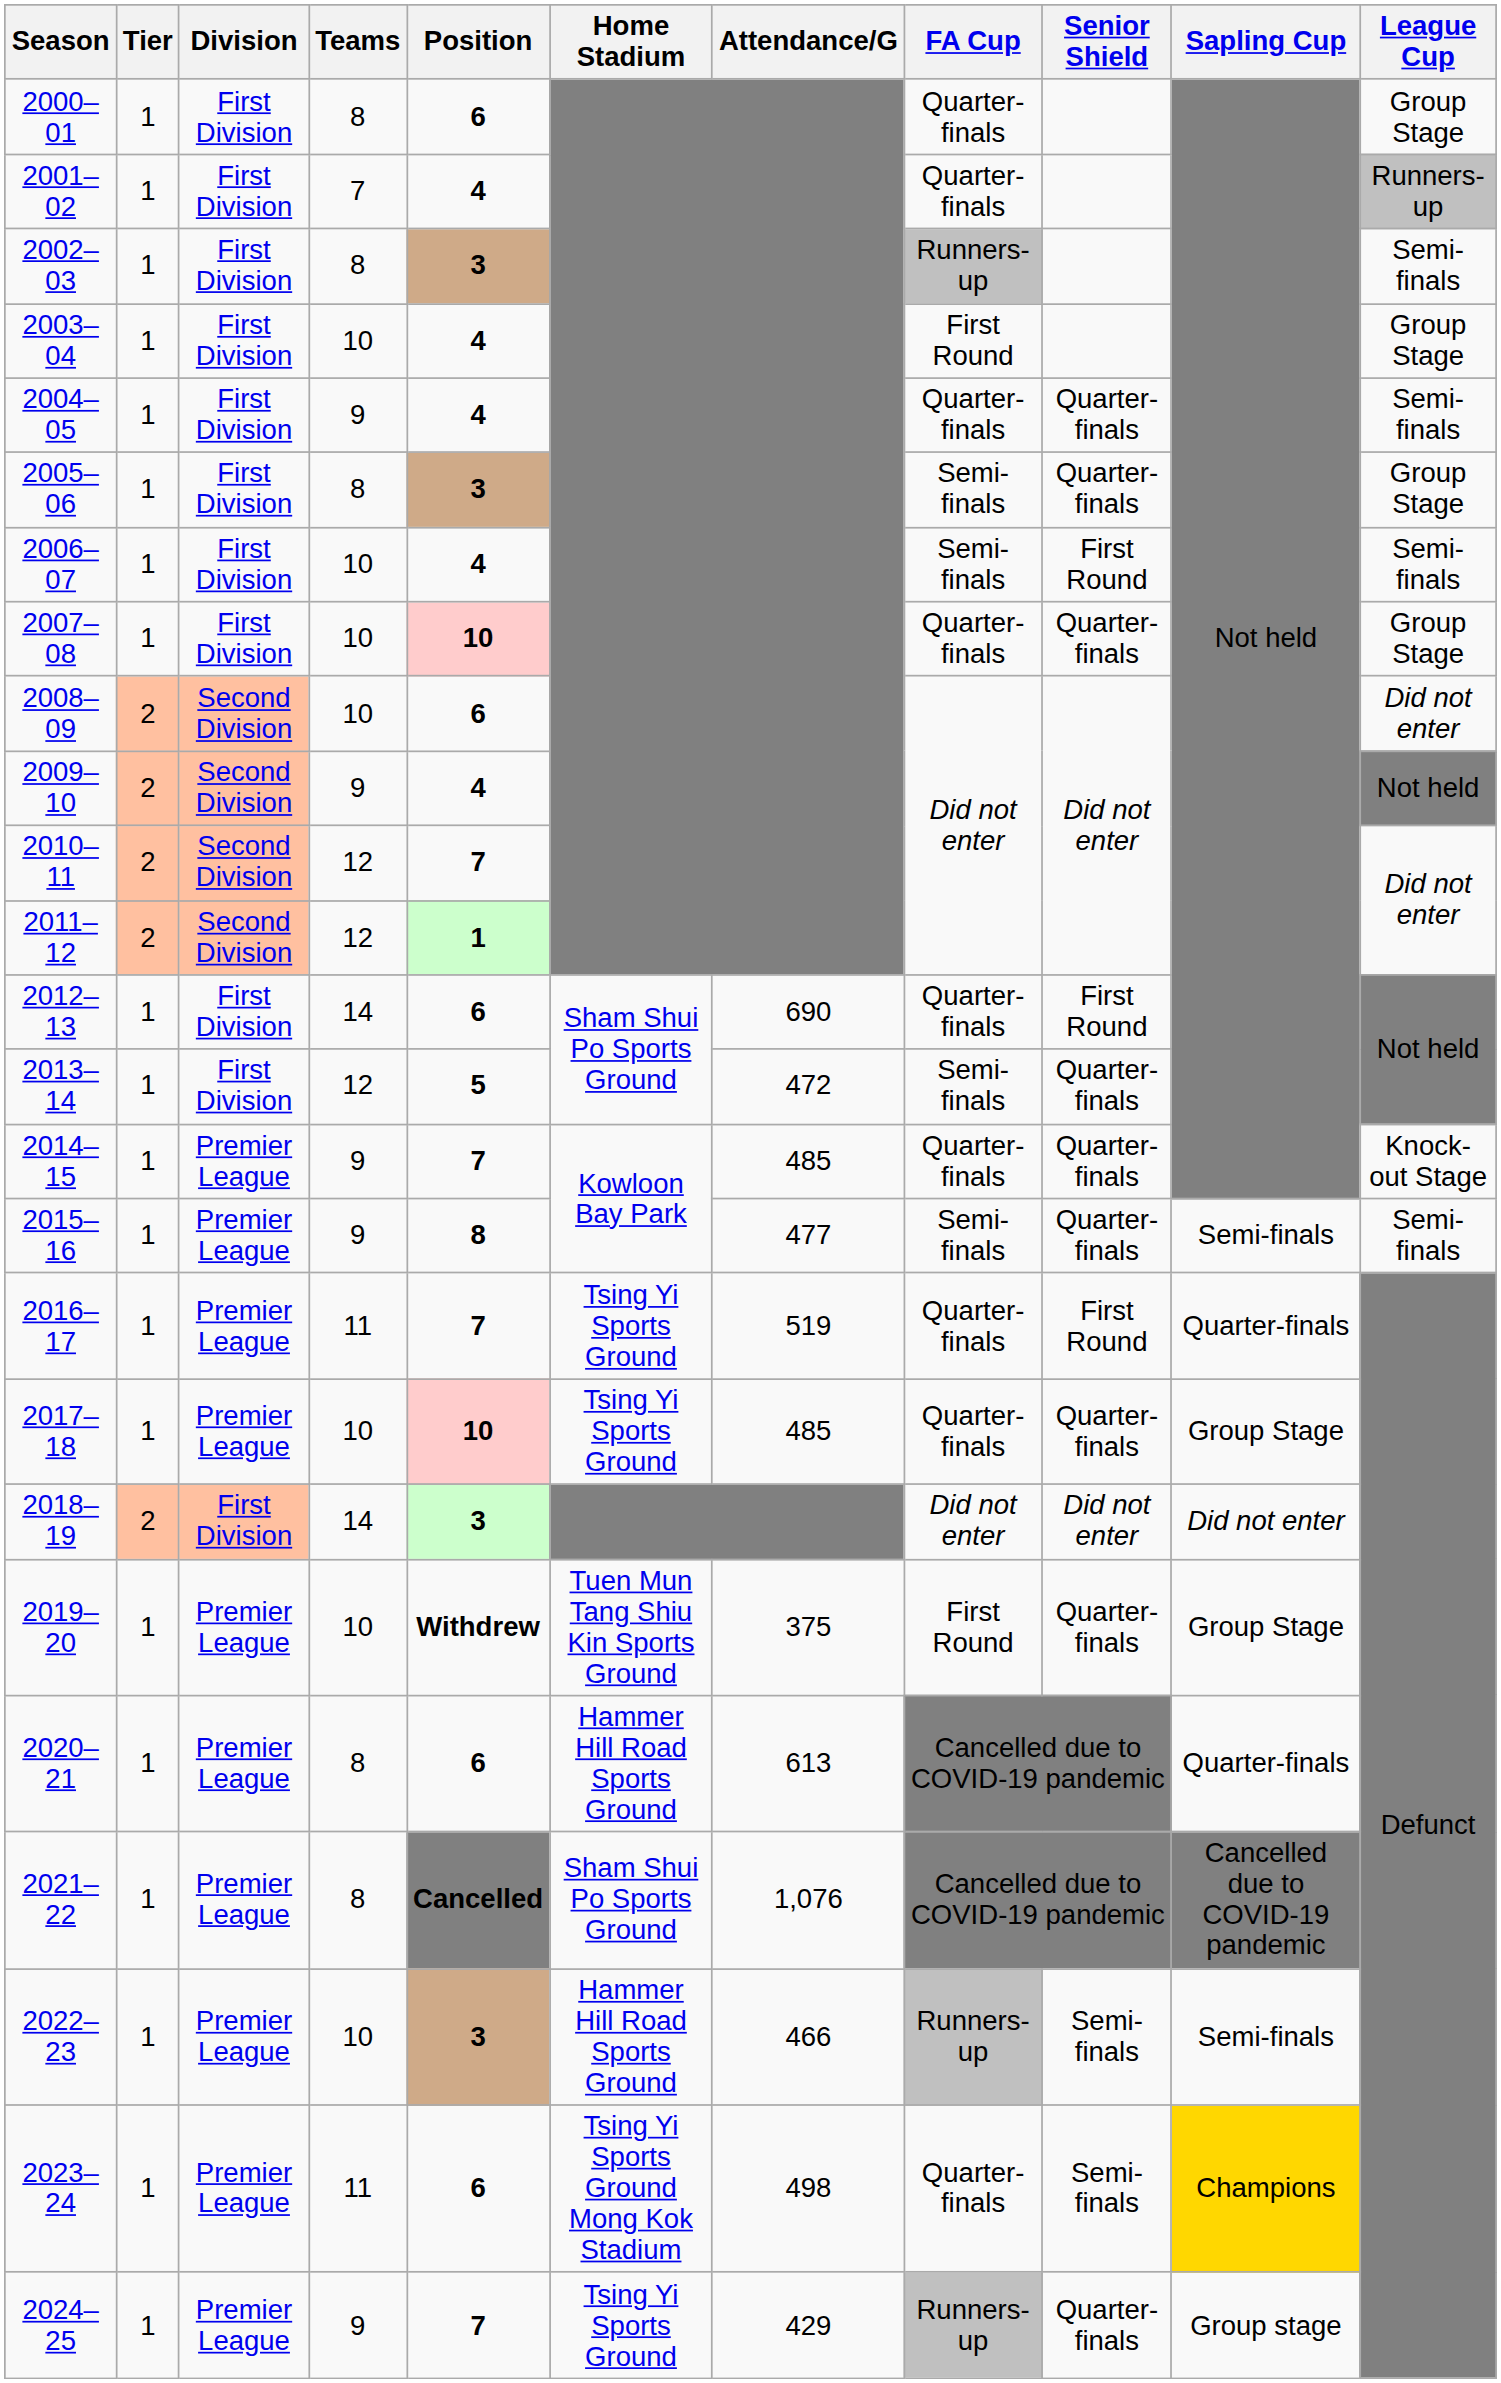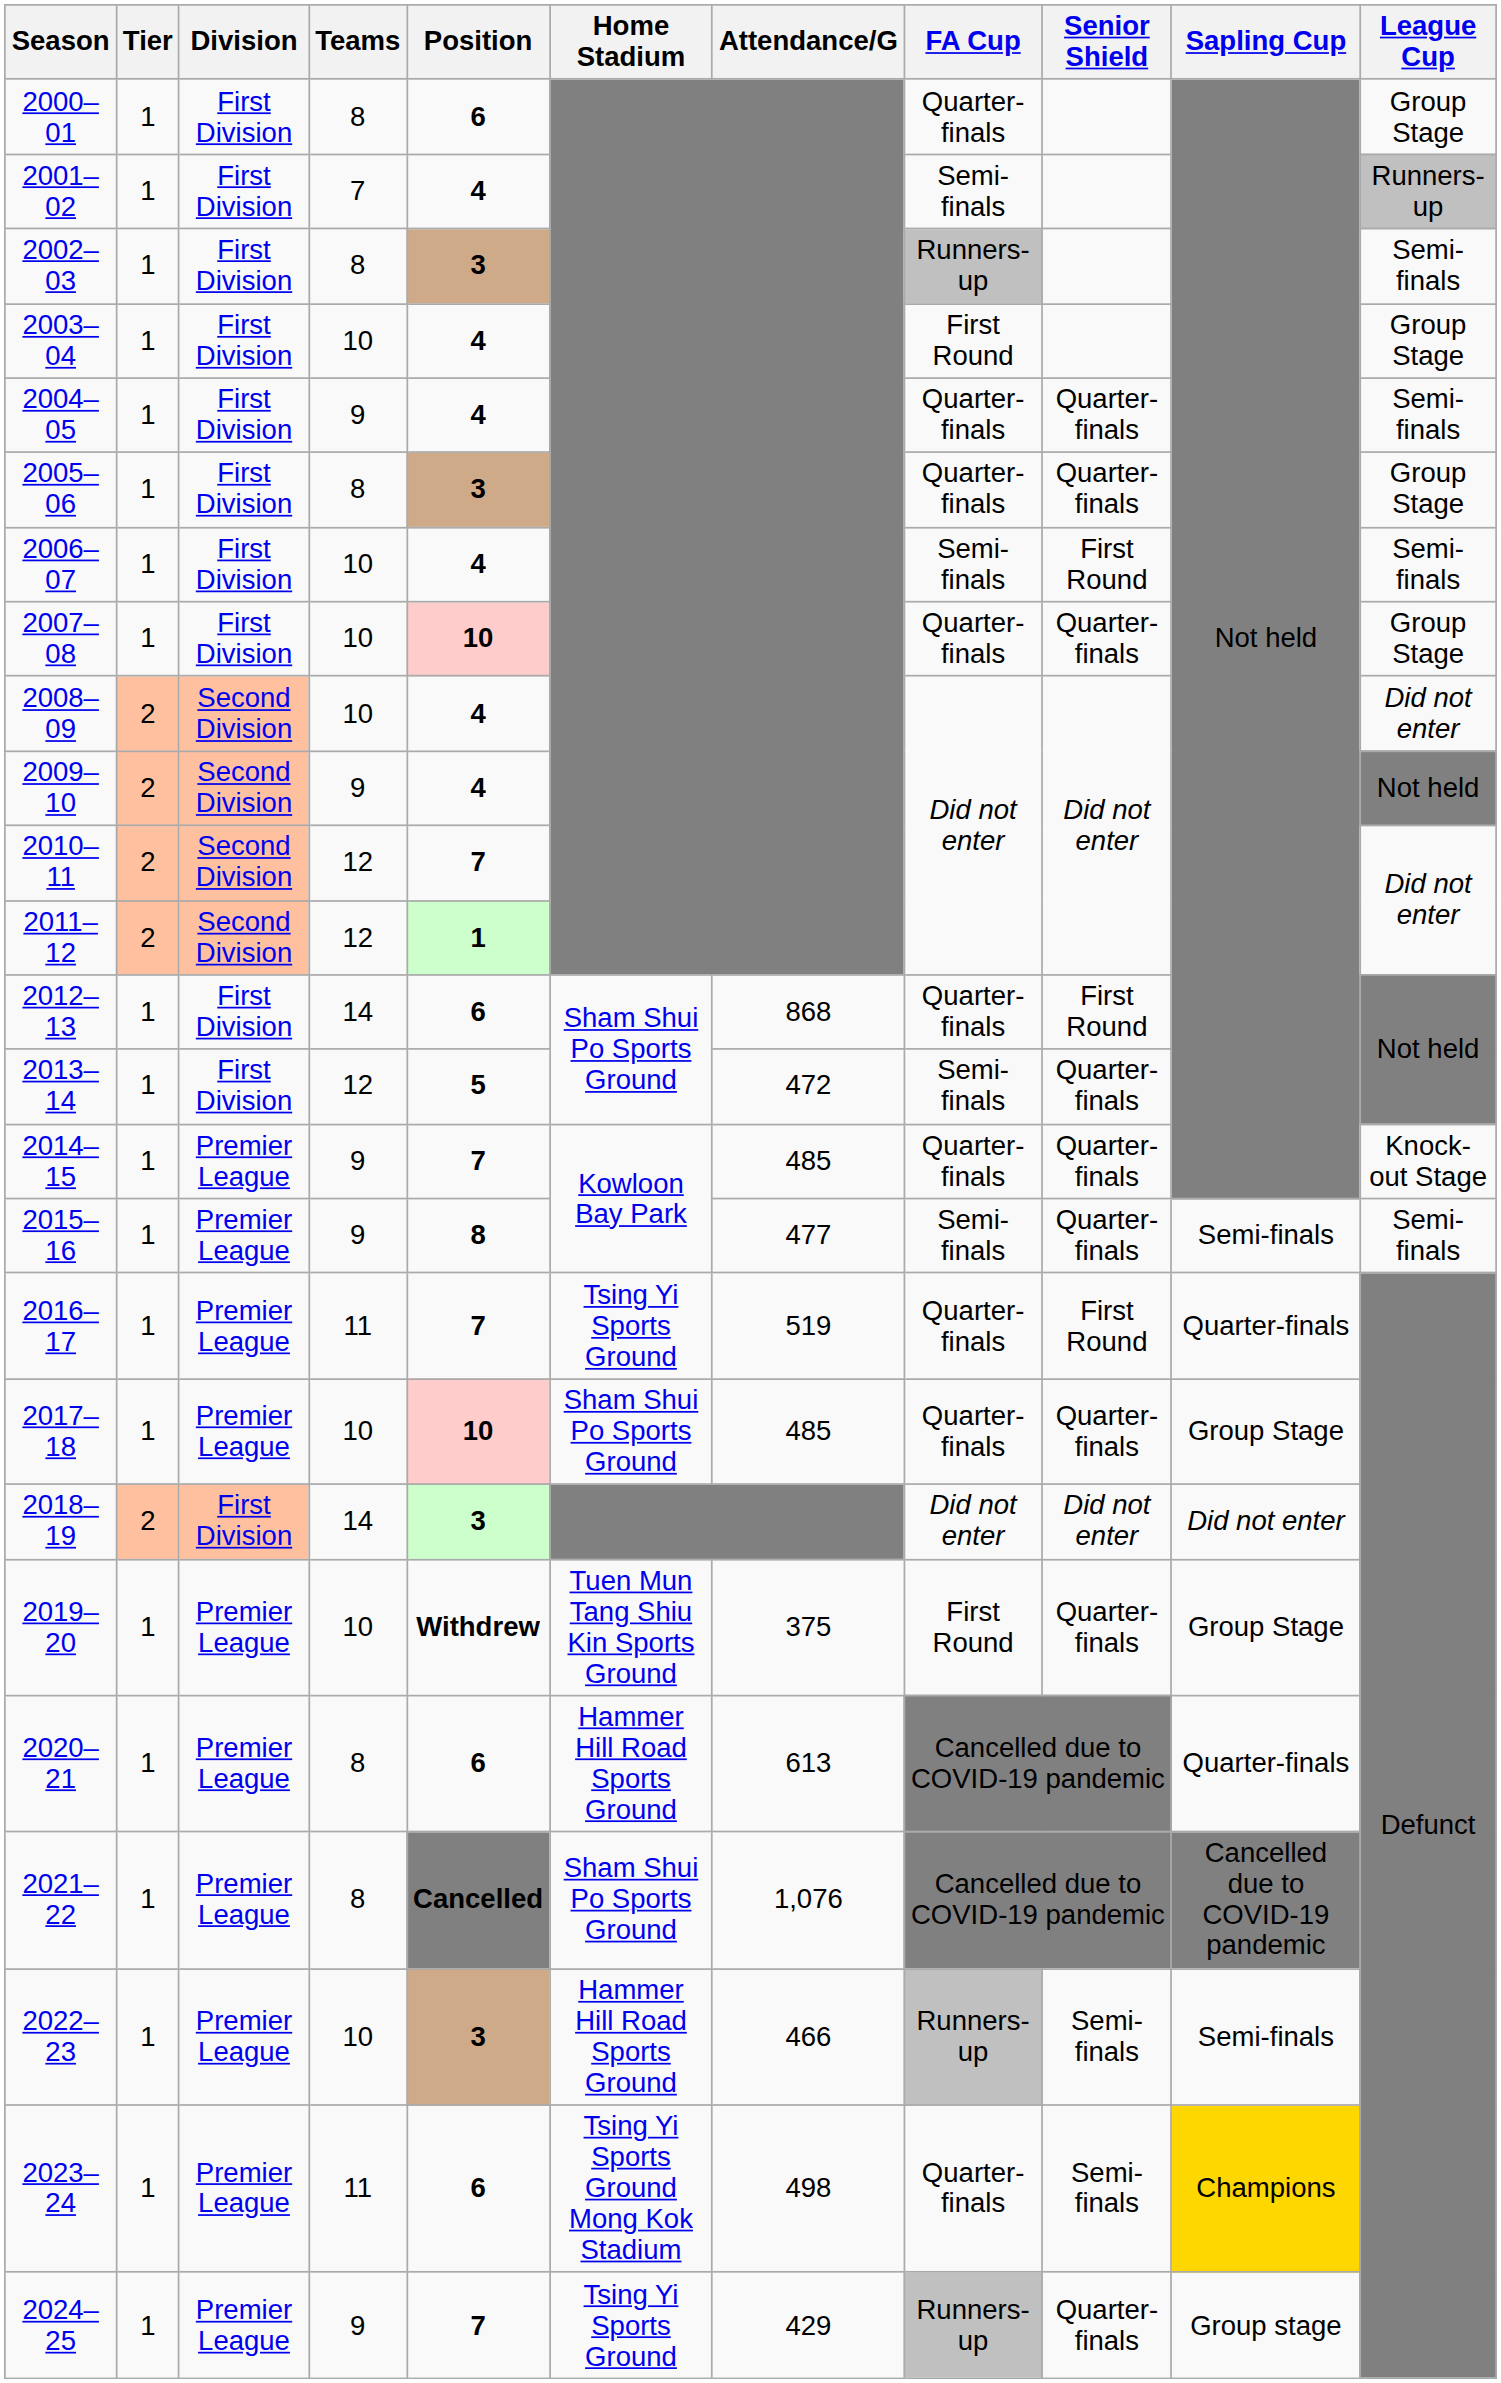(973, 191) Quarter-finals -> (973, 191) Semi-finals
(973, 489) Semi-finals -> (973, 489) Quarter-finals
(478, 713) 6 -> (478, 713) 4
(808, 1011) 690 -> (808, 1011) 868
(631, 1431) Tsing Yi Sports Ground -> (631, 1431) Sham Shui Po Sports Ground
